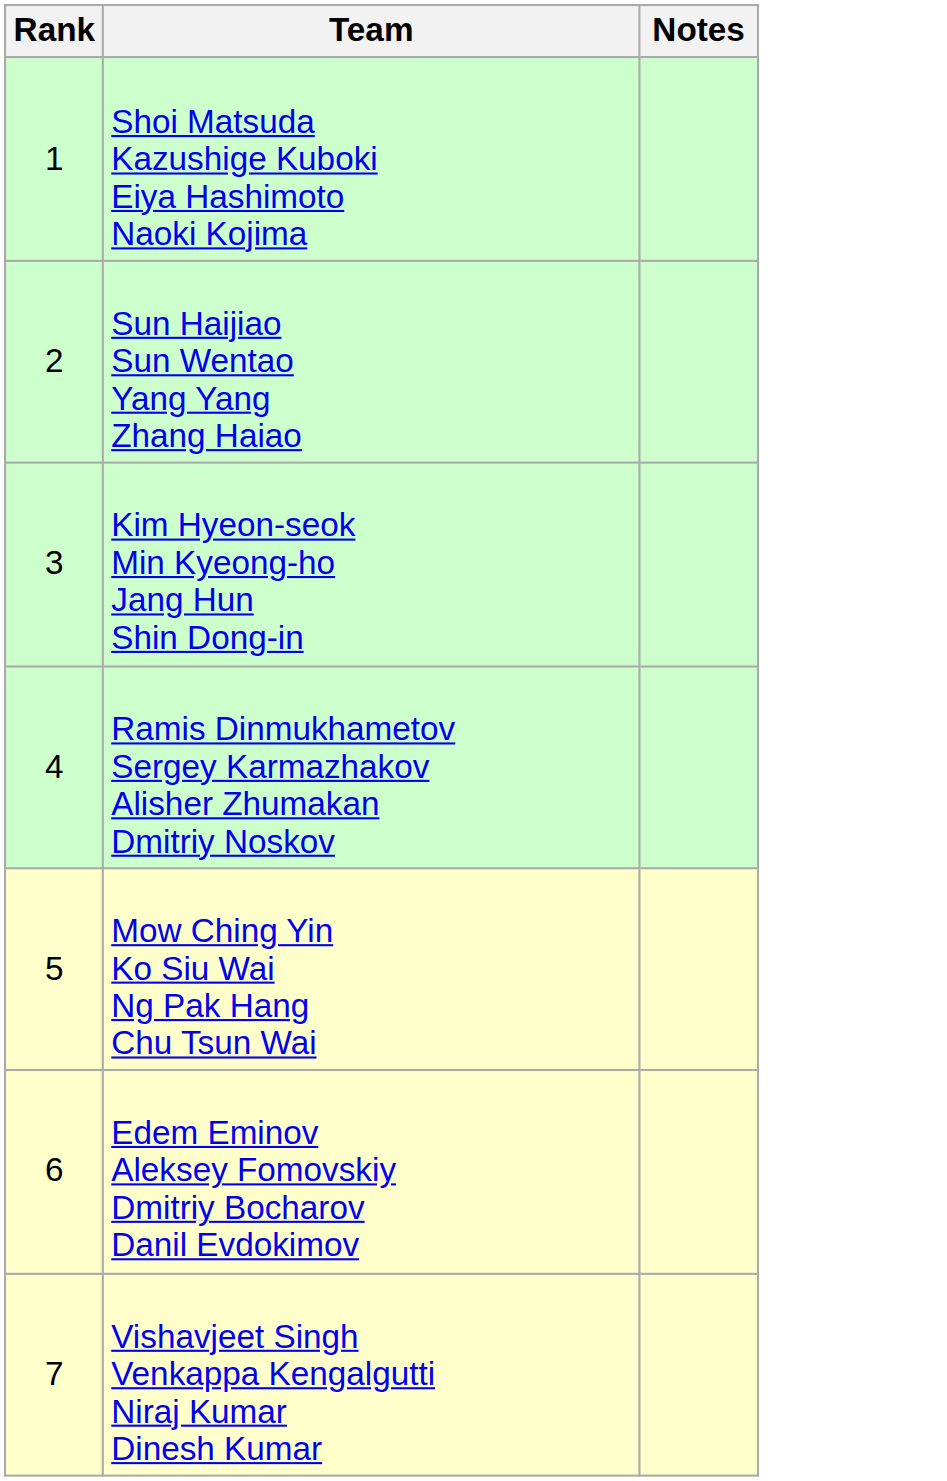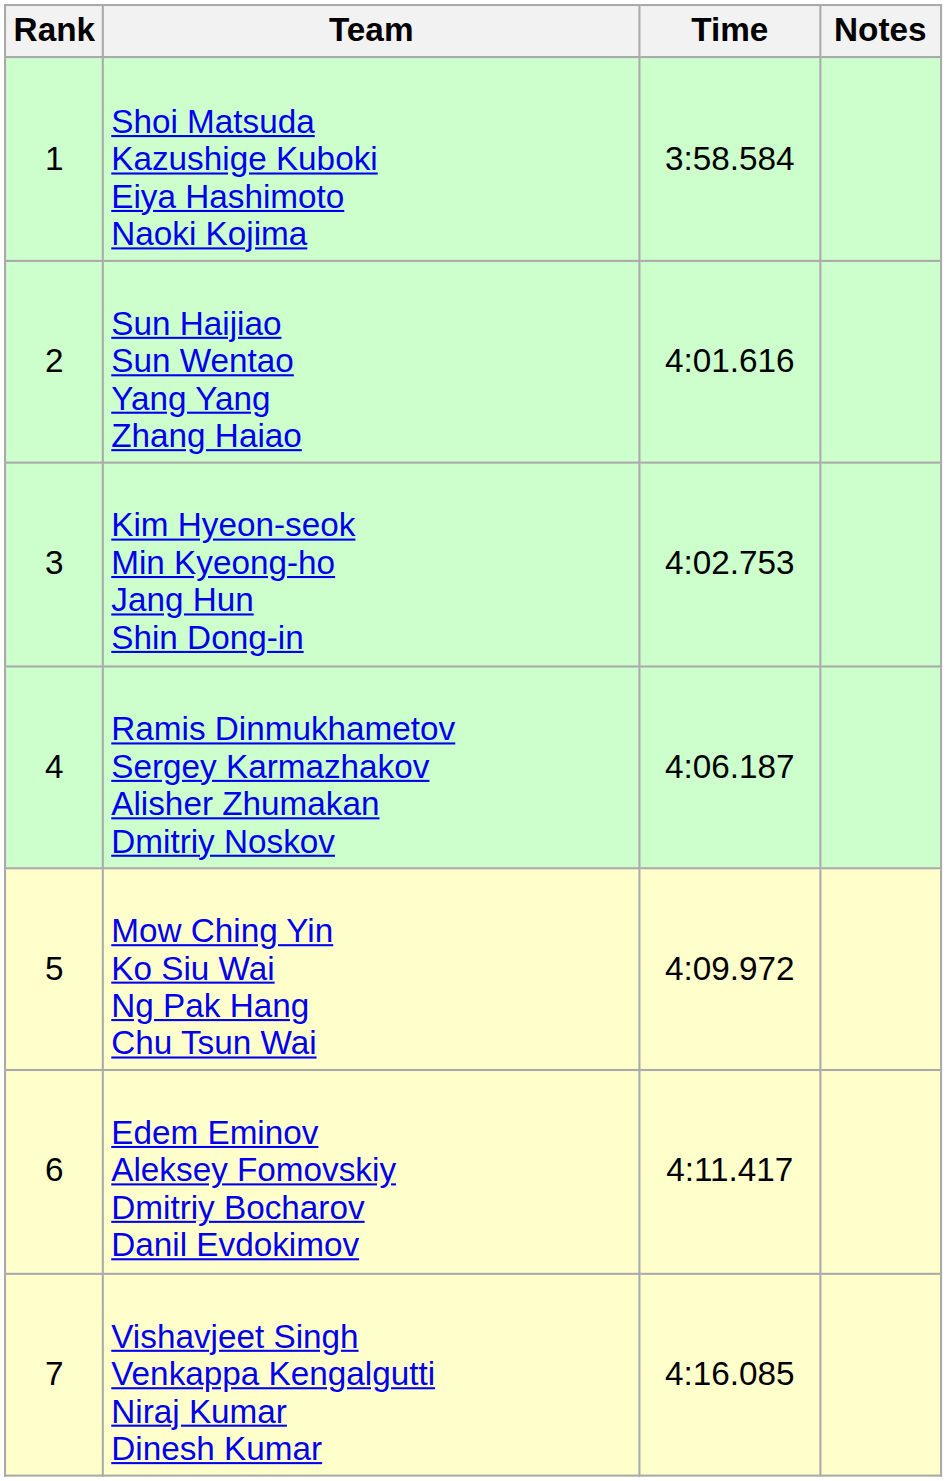+ column: (730, 30)
